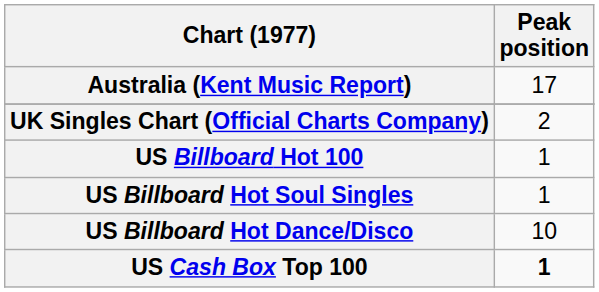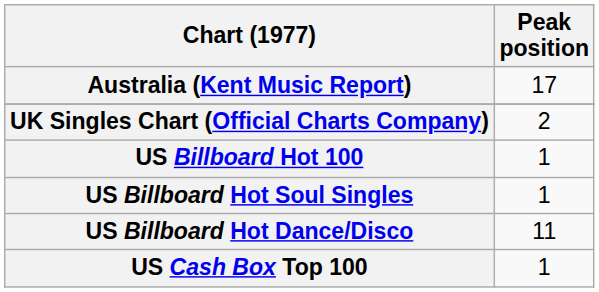(544, 231) 10 -> (544, 231) 11
(544, 267) bold -> (544, 267) normal
